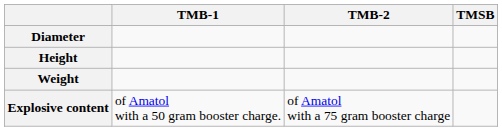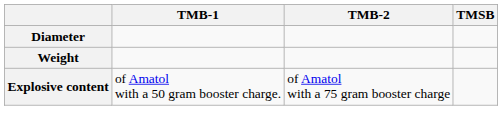- row: (58, 57)
